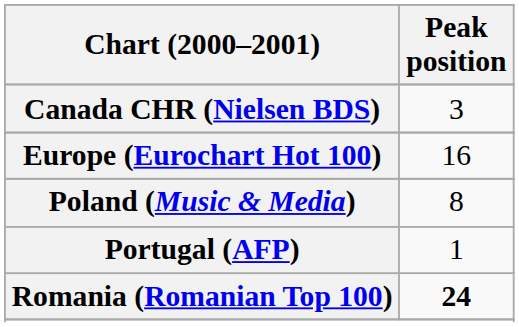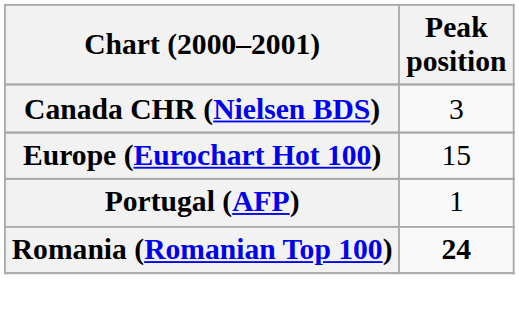(456, 155) 16 -> (456, 155) 15
- row: (202, 202)
